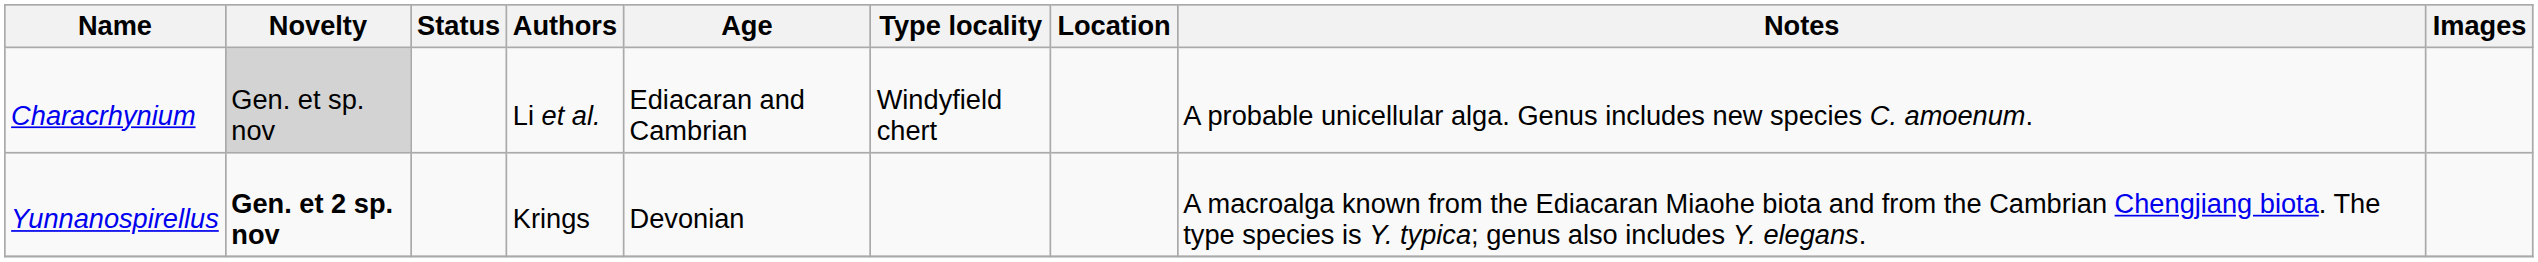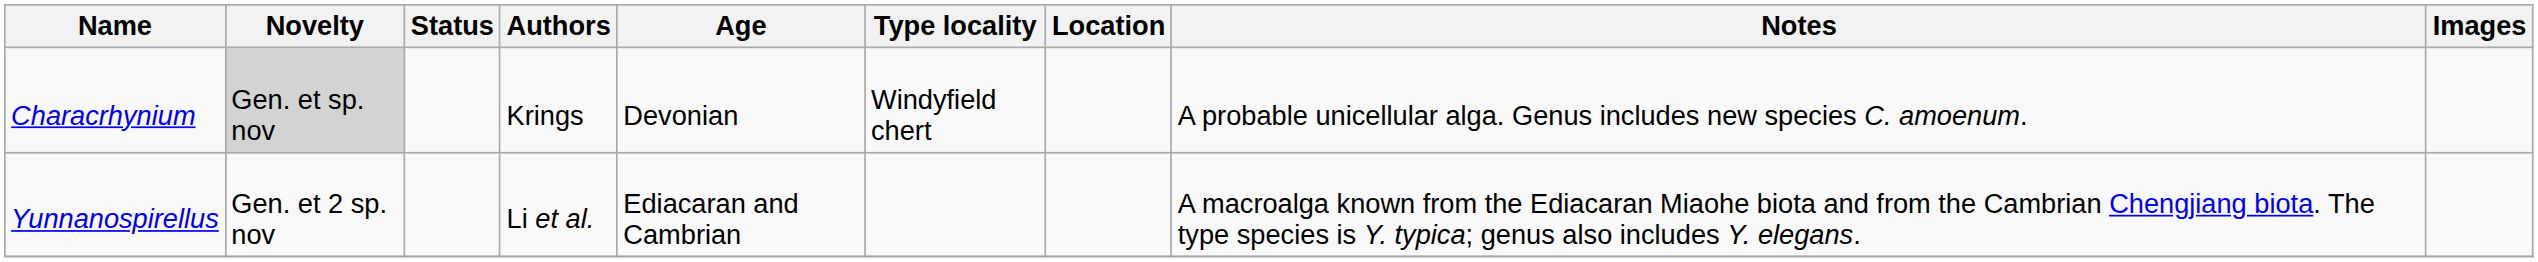(557, 115) Li et al. -> (545, 115) Krings
(717, 115) Ediacaran and Cambrian -> (681, 115) Devonian
(312, 219) bold -> (309, 219) normal
(551, 219) Krings -> (550, 219) Li et al.
(687, 219) Devonian -> (711, 219) Ediacaran and Cambrian
